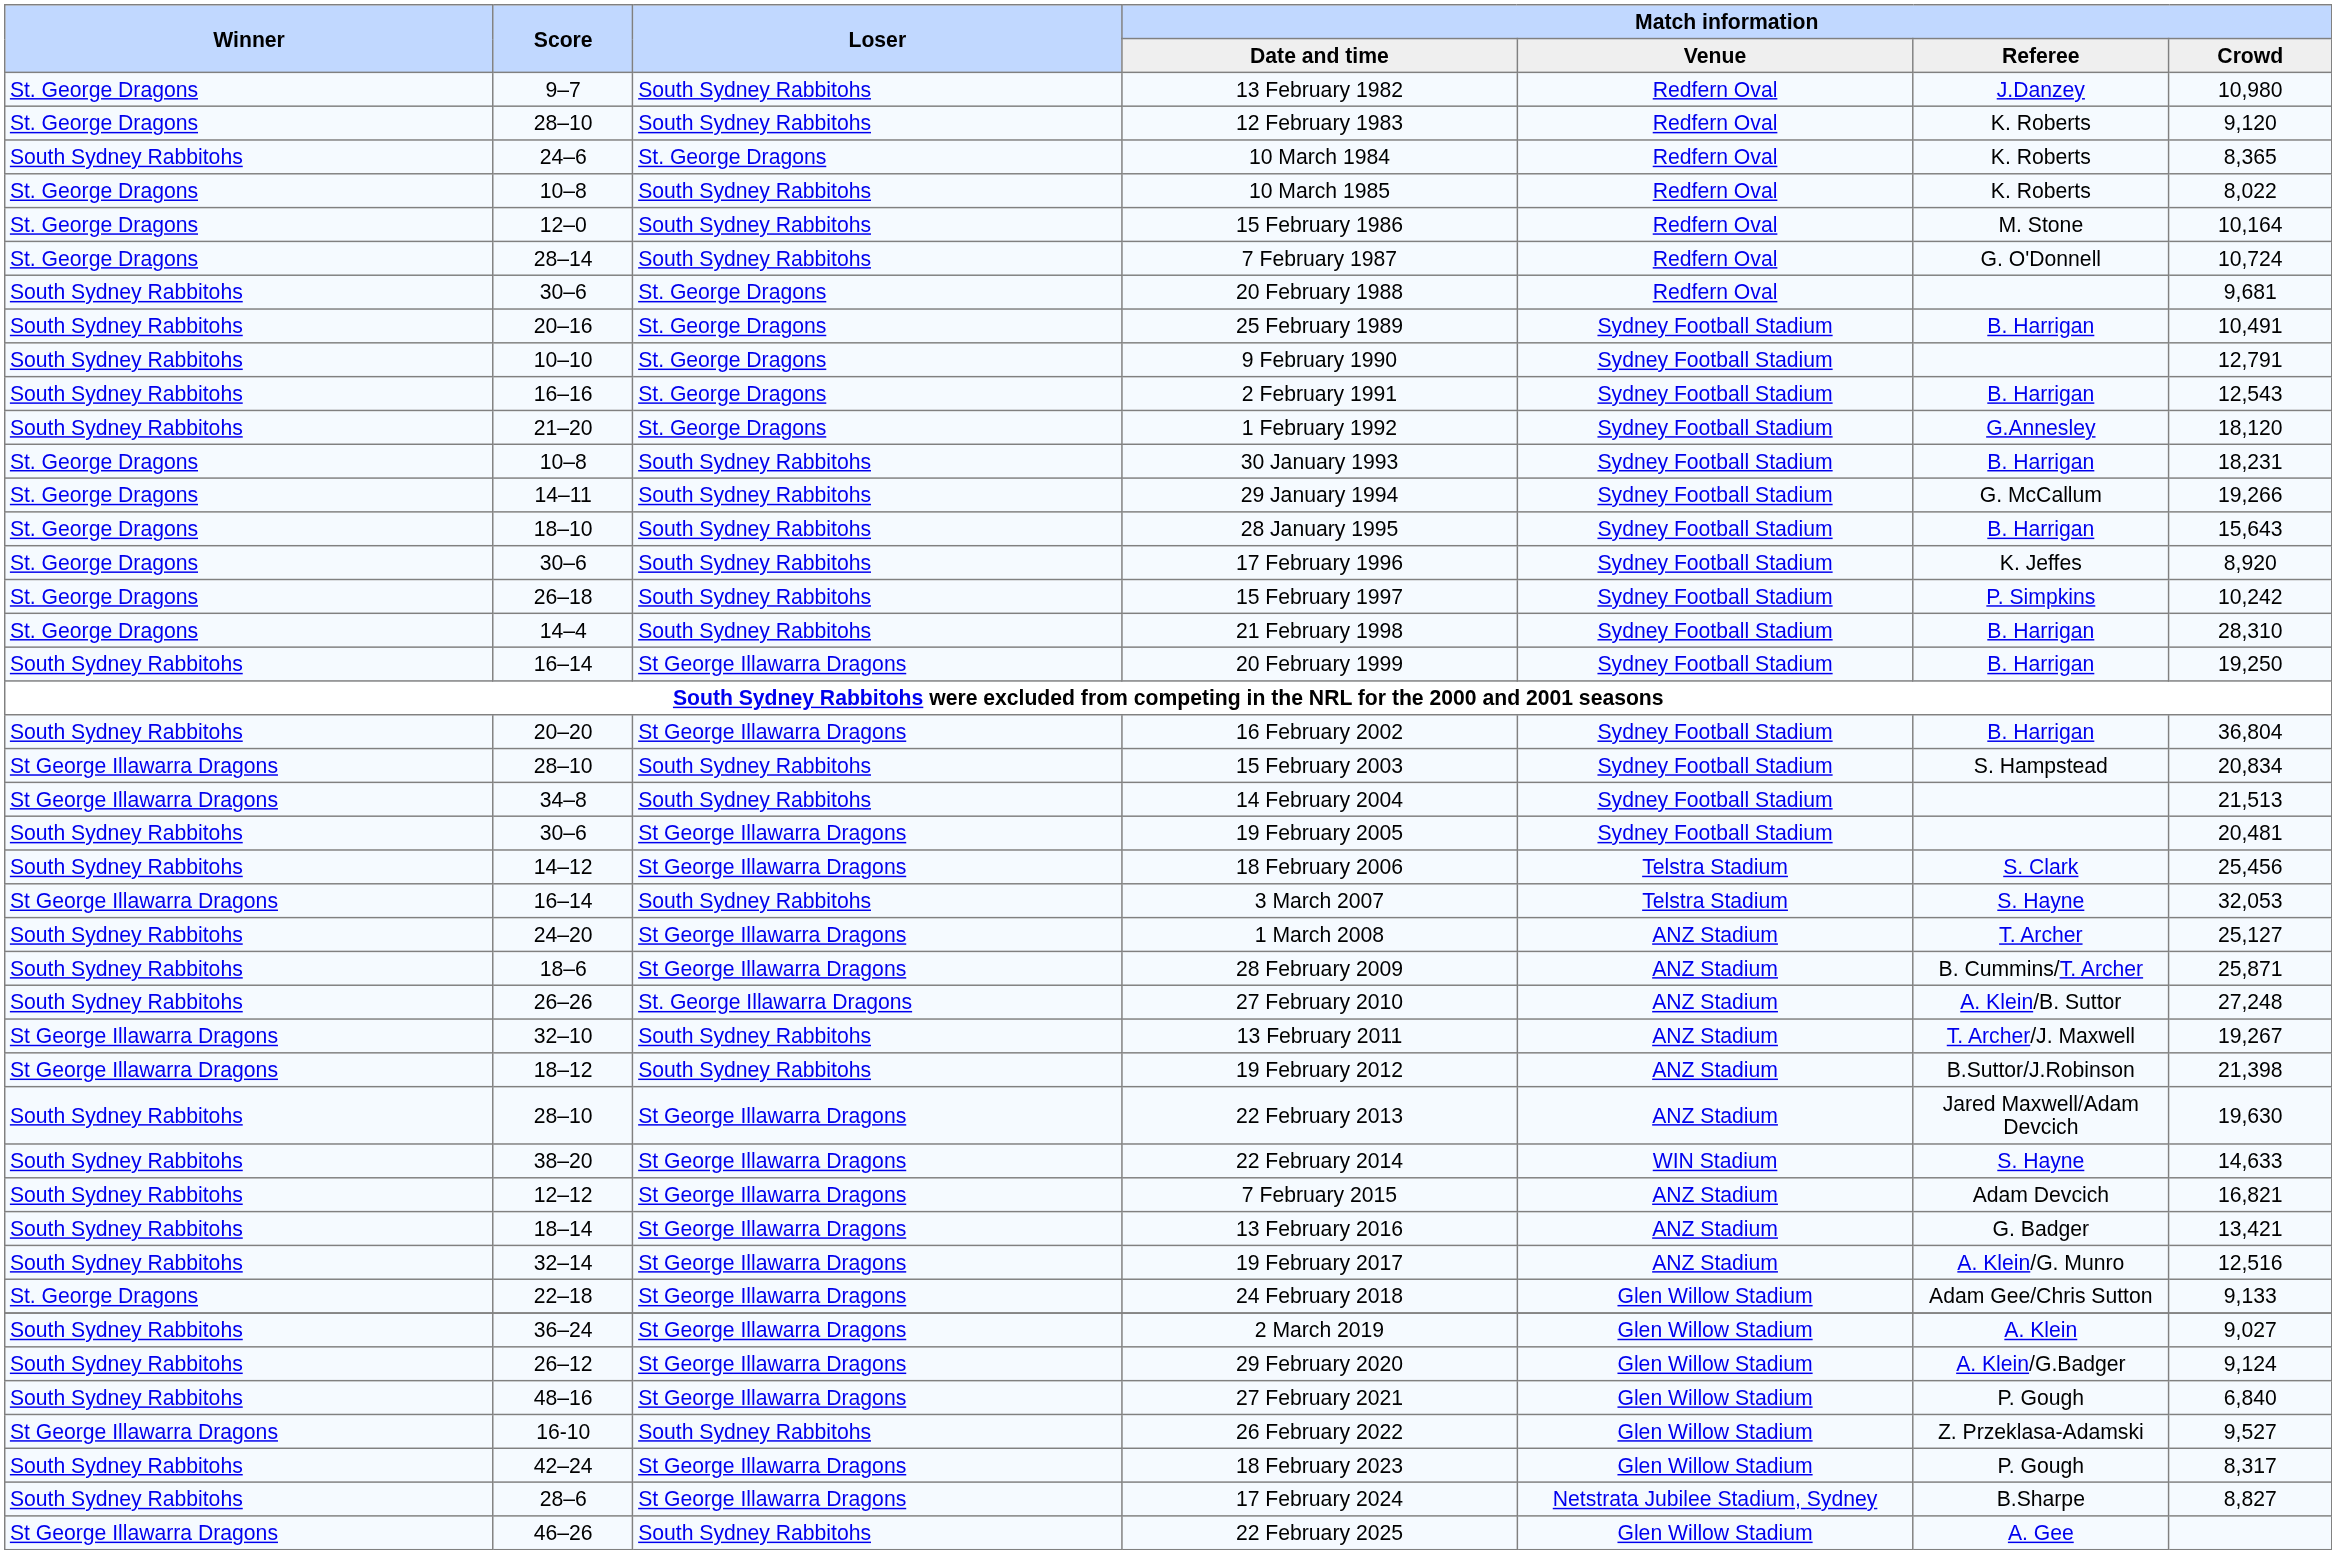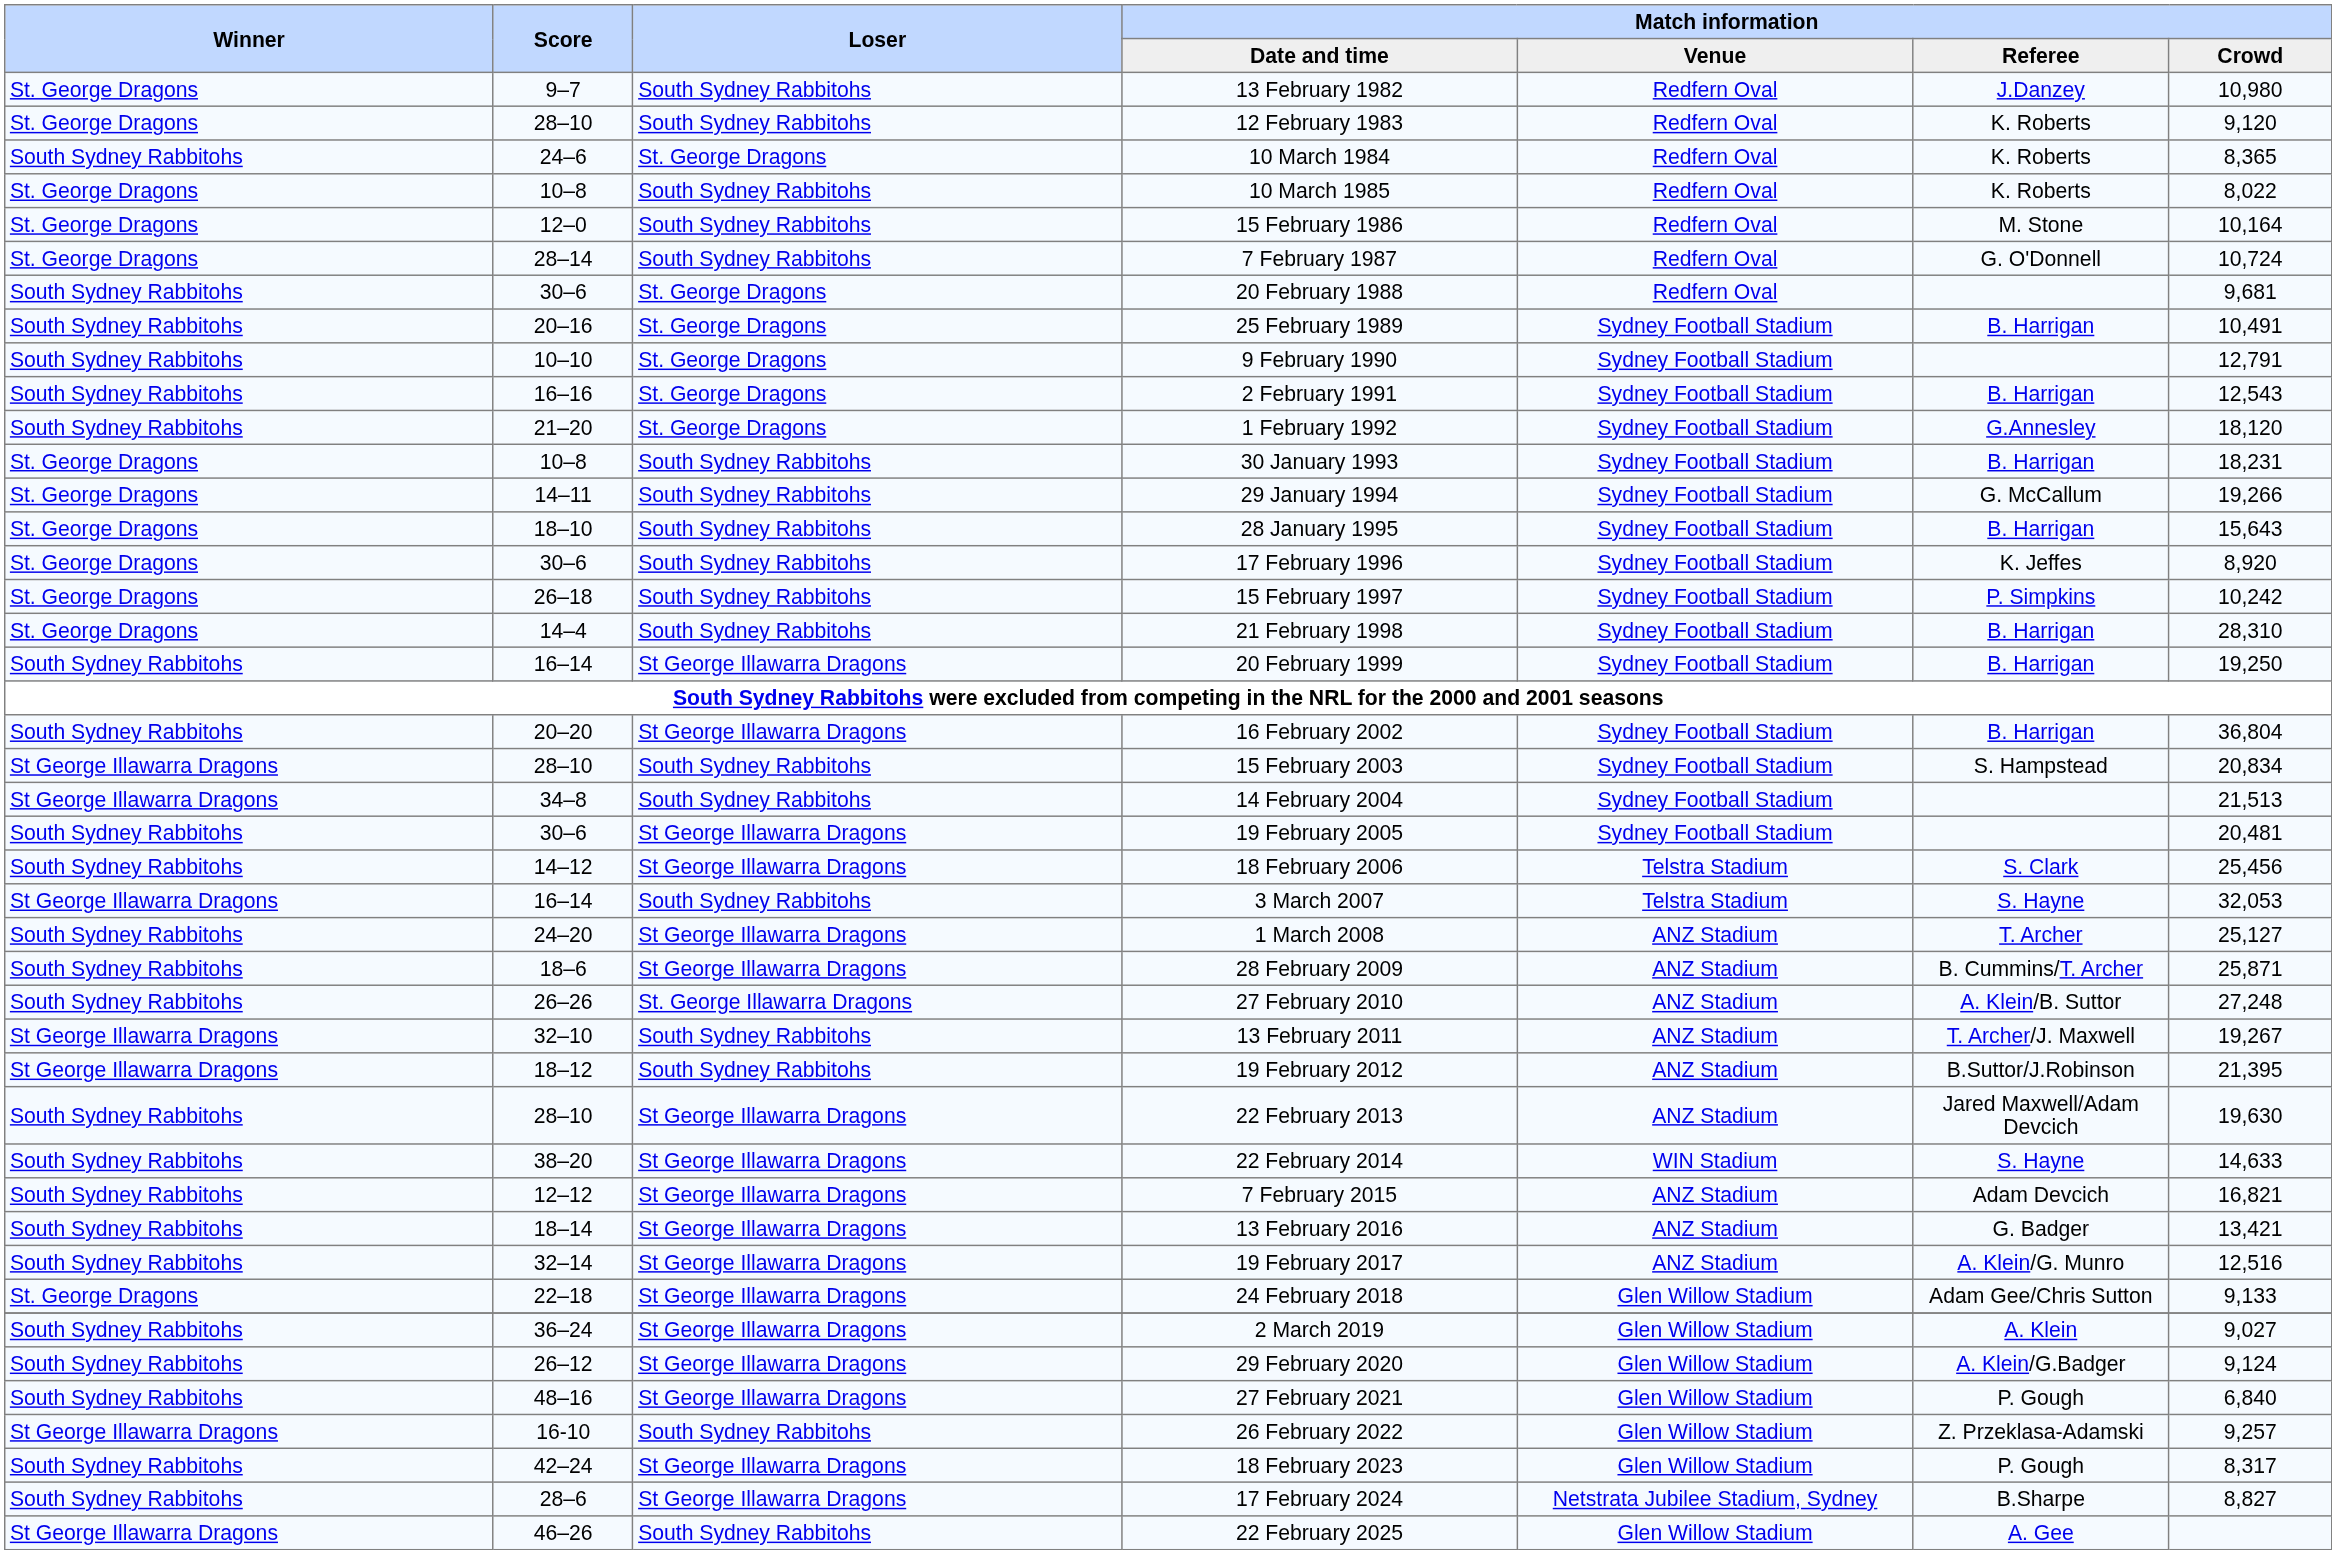(2250, 1070) 21,398 -> (2250, 1070) 21,395
(2250, 1431) 9,527 -> (2250, 1431) 9,257
